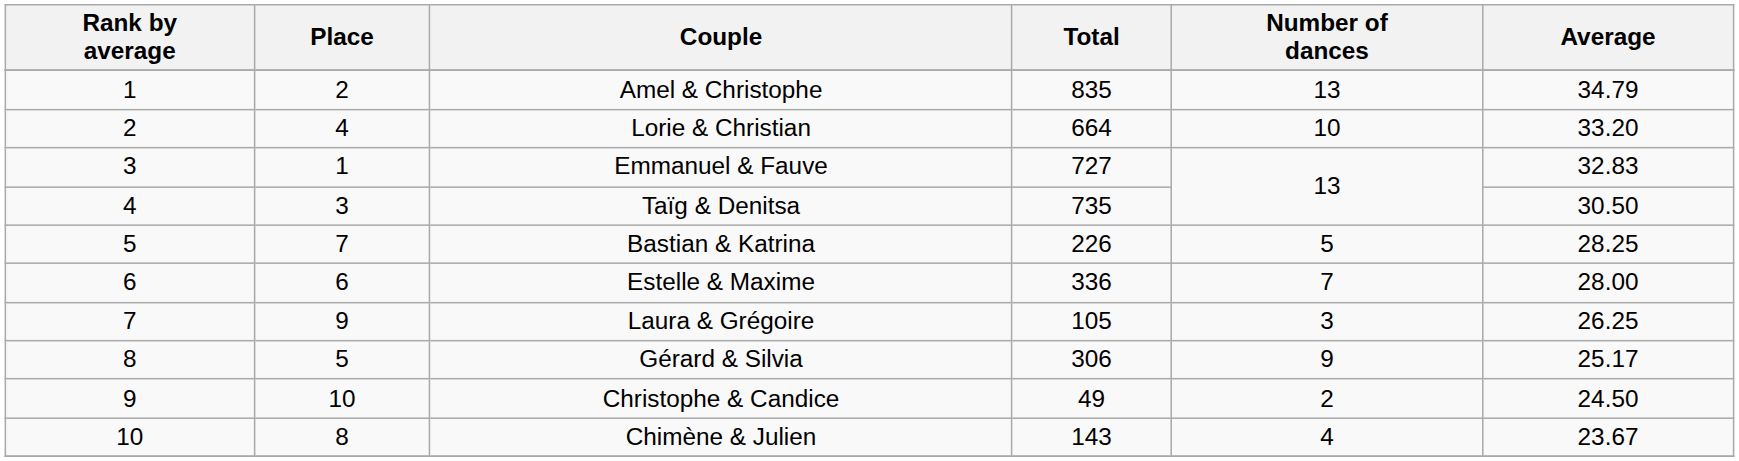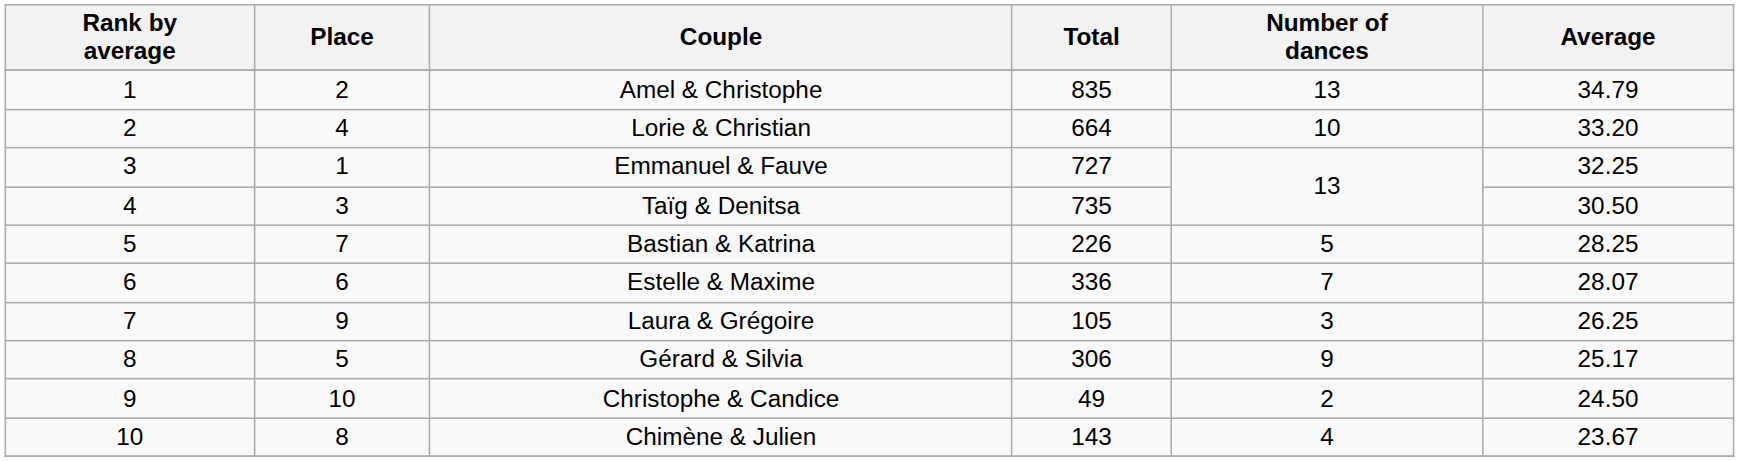(1608, 166) 32.83 -> (1608, 166) 32.25
(1608, 282) 28.00 -> (1608, 282) 28.07
